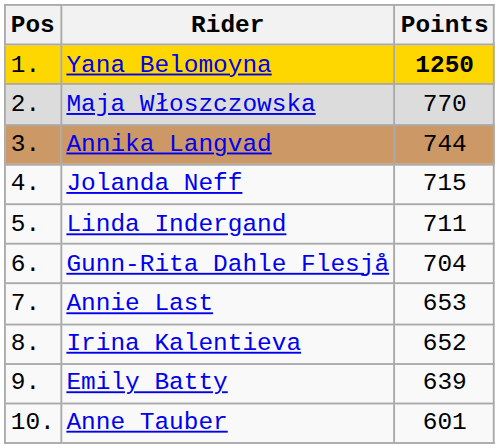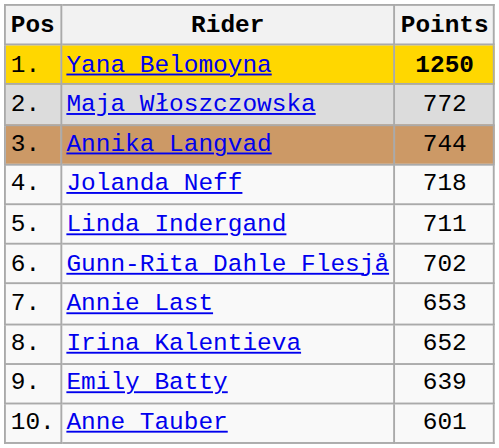(445, 105) 770 -> (445, 105) 772
(445, 184) 715 -> (445, 184) 718
(445, 264) 704 -> (445, 264) 702
